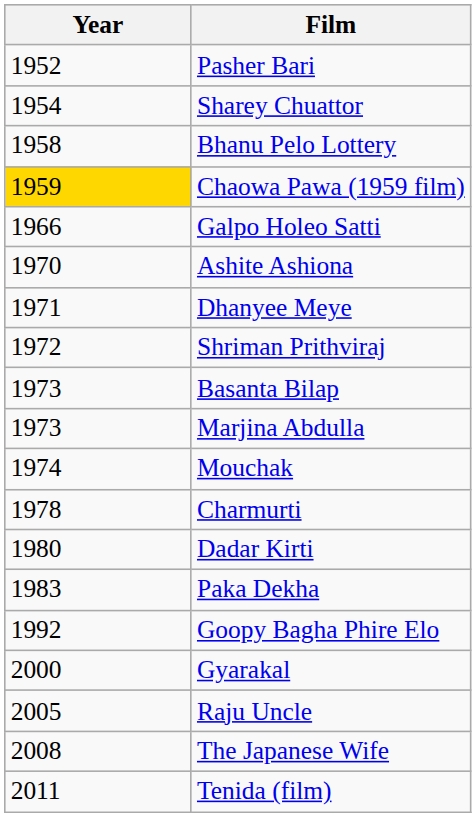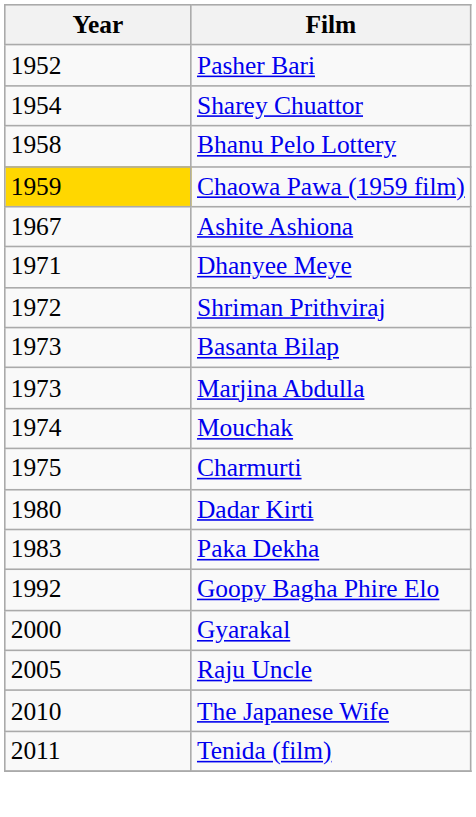- row: (289, 226)
(36, 266) 1970 -> (36, 226) 1967
(36, 508) 1978 -> (36, 468) 1975
(36, 750) 2008 -> (36, 710) 2010
